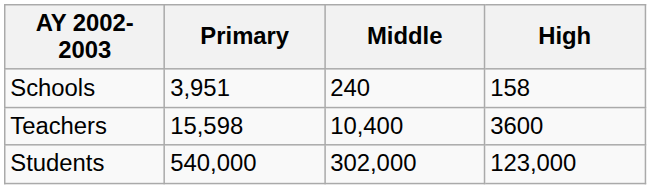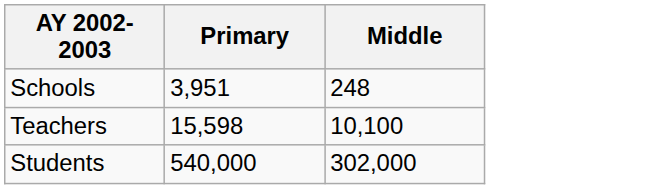- column: (565, 36)
(350, 88) 240 -> (350, 88) 248
(367, 125) 10,400 -> (367, 125) 10,100
